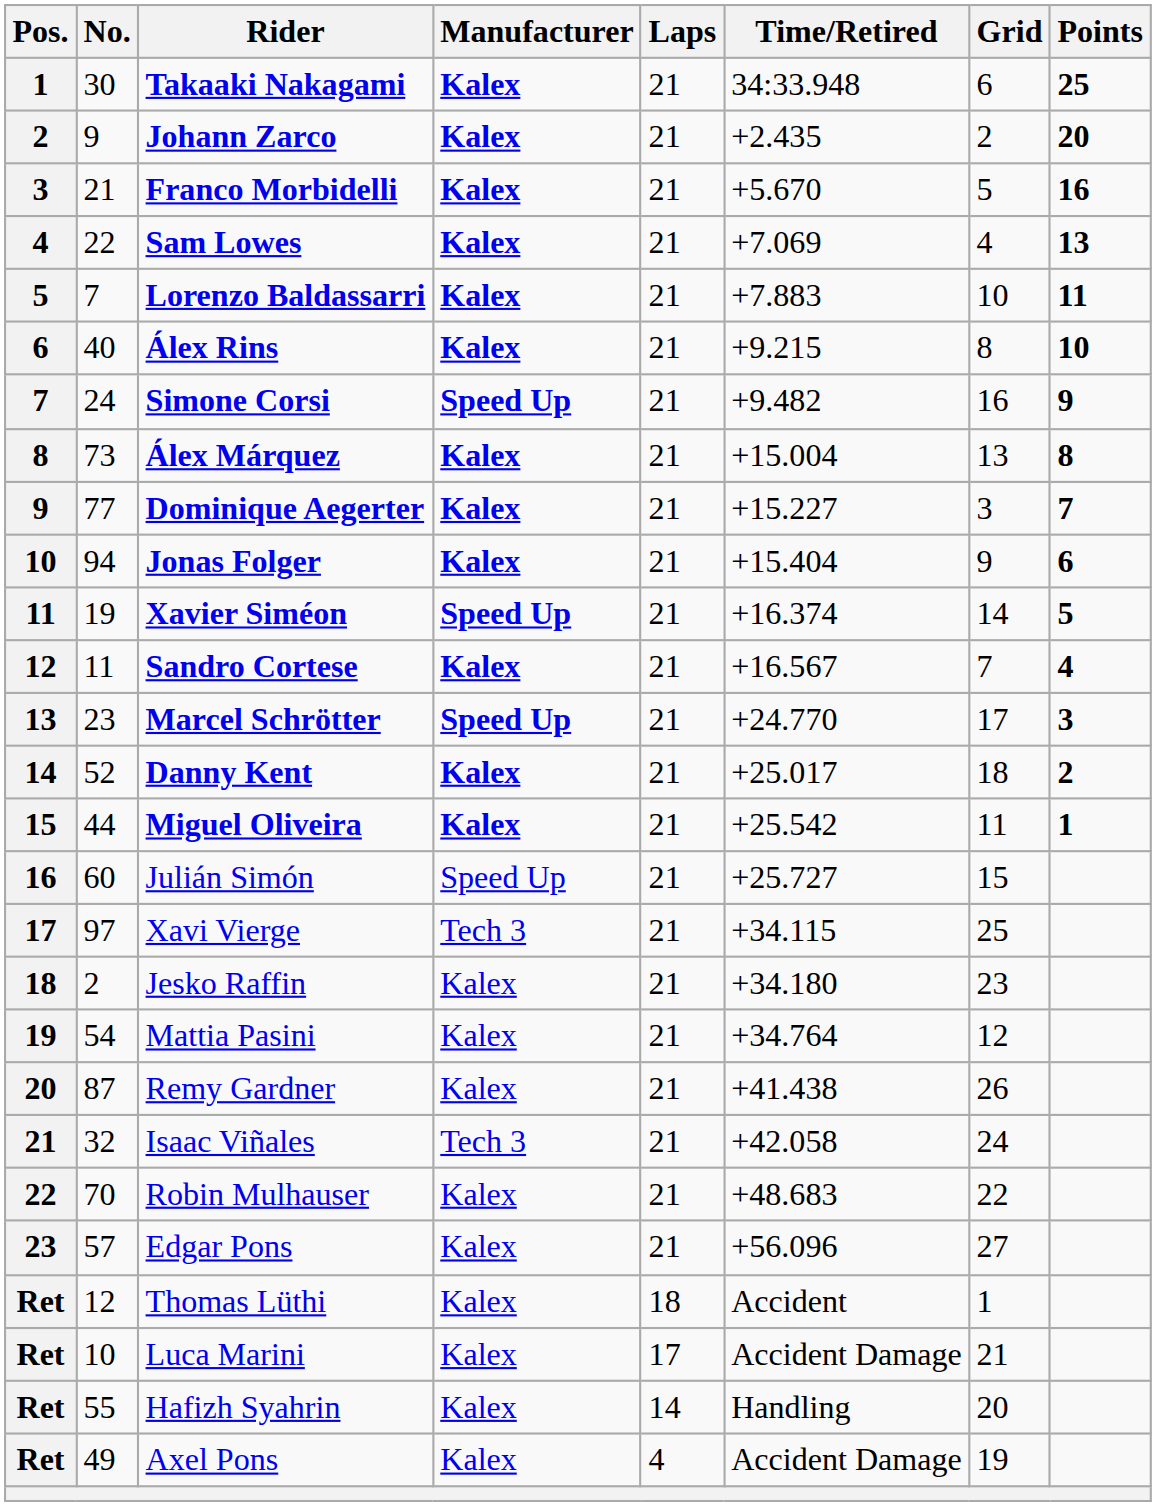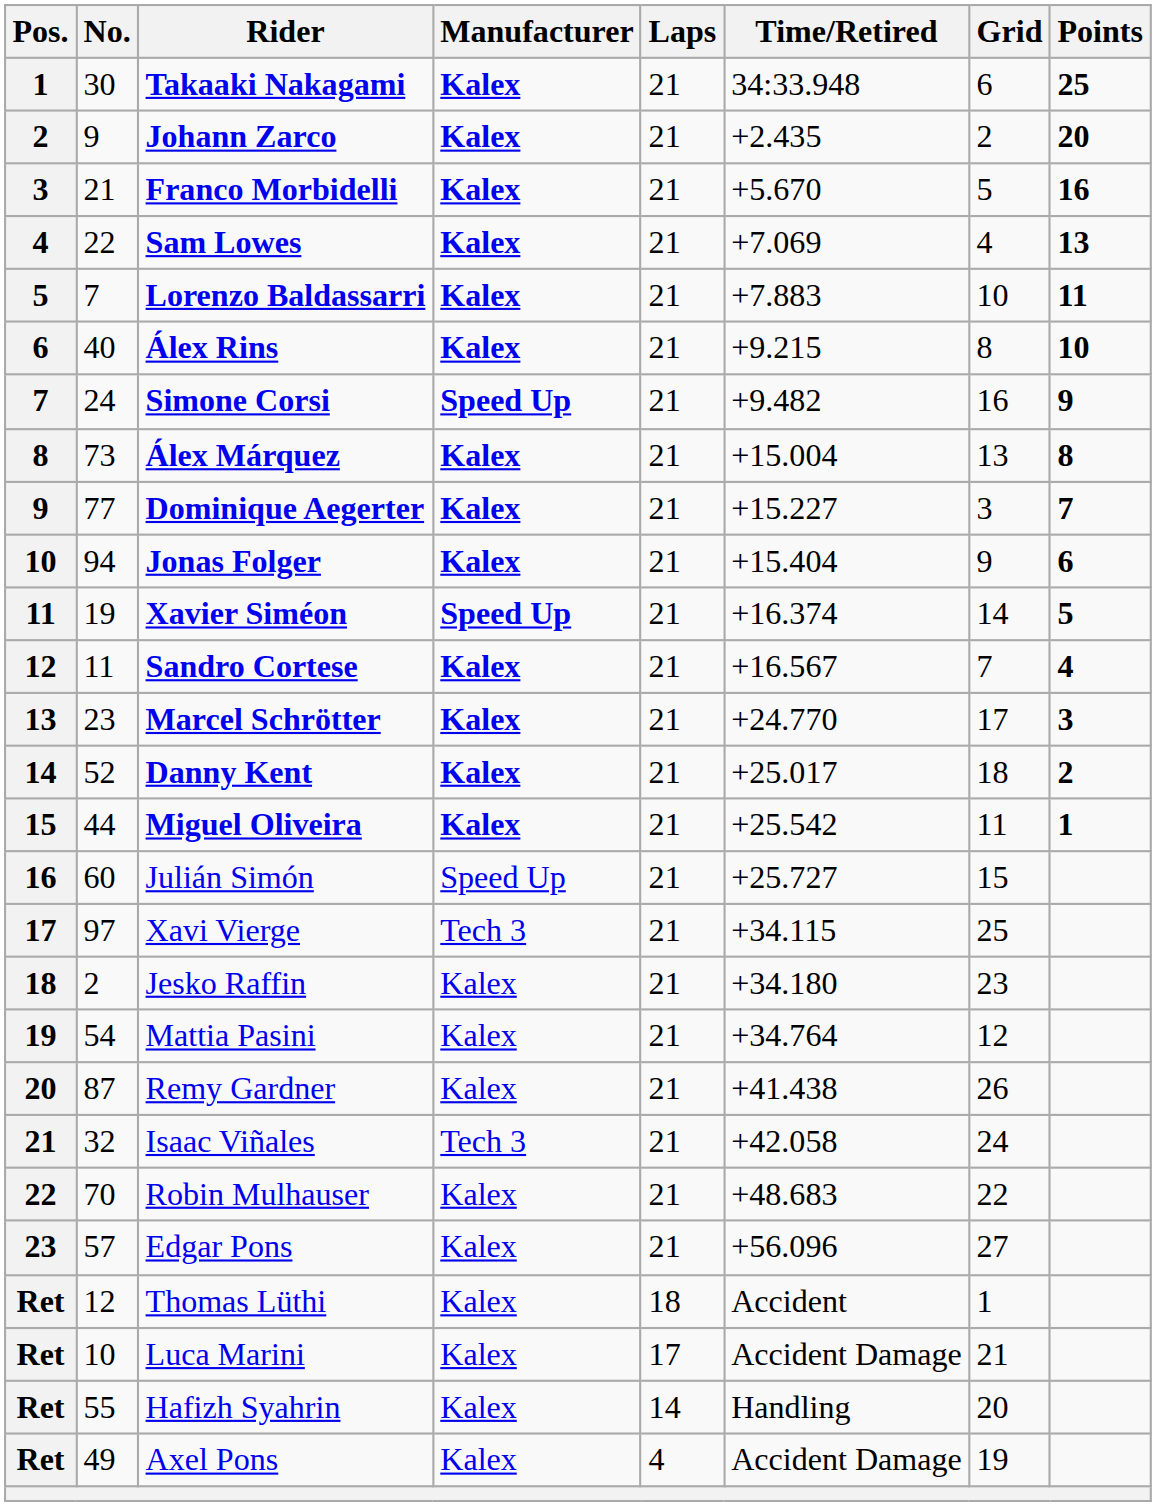(506, 718) Speed Up -> (480, 718) Kalex
